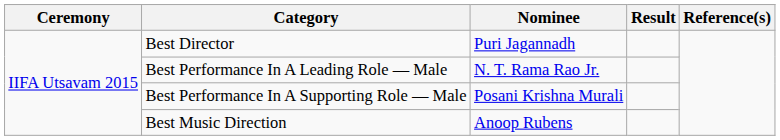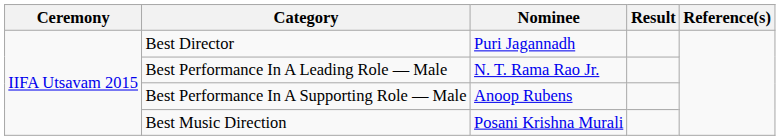(549, 95) Posani Krishna Murali -> (523, 95) Anoop Rubens
(523, 122) Anoop Rubens -> (549, 122) Posani Krishna Murali
